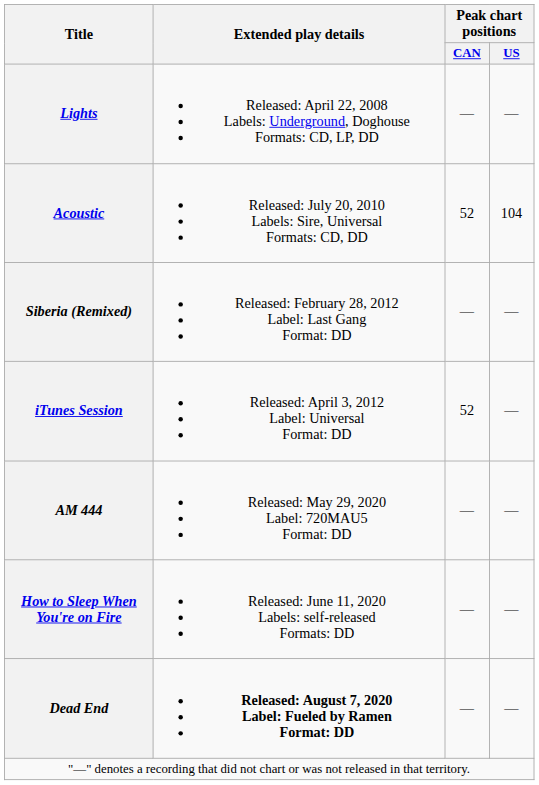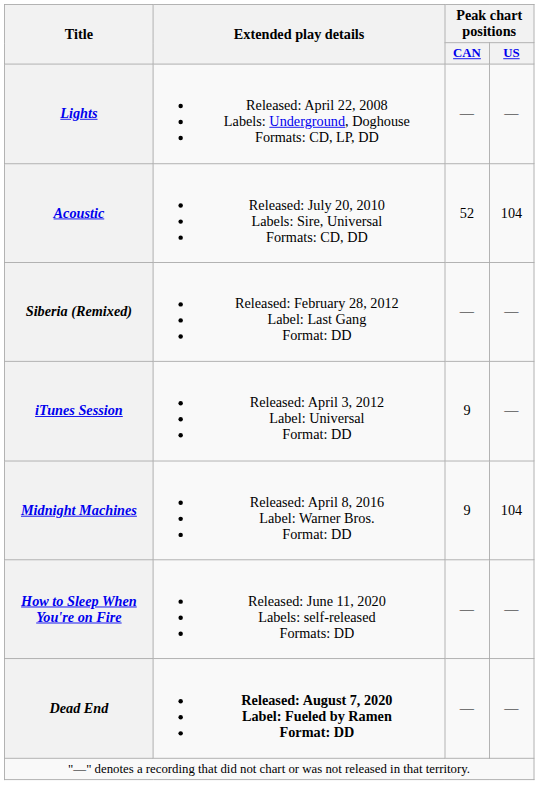(467, 411) 52 -> (467, 411) 9
+ row: (79, 510)
- row: (79, 510)
